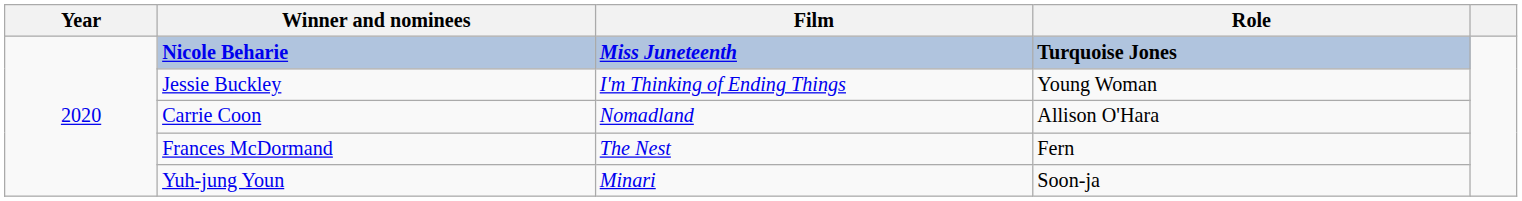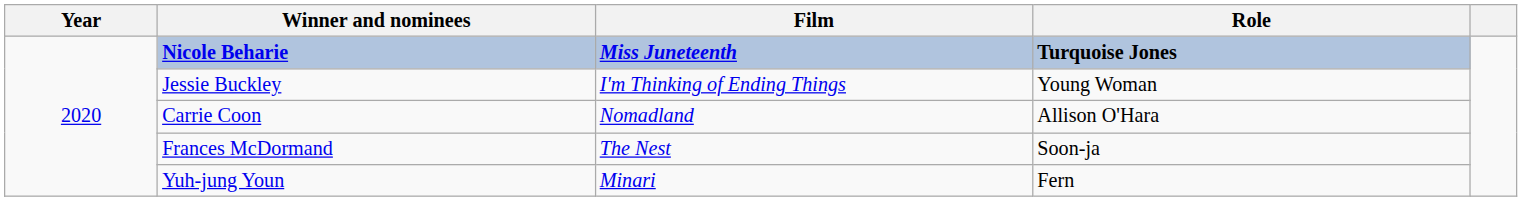(1056, 148) Fern -> (1069, 148) Soon-ja
(1069, 180) Soon-ja -> (1056, 180) Fern
